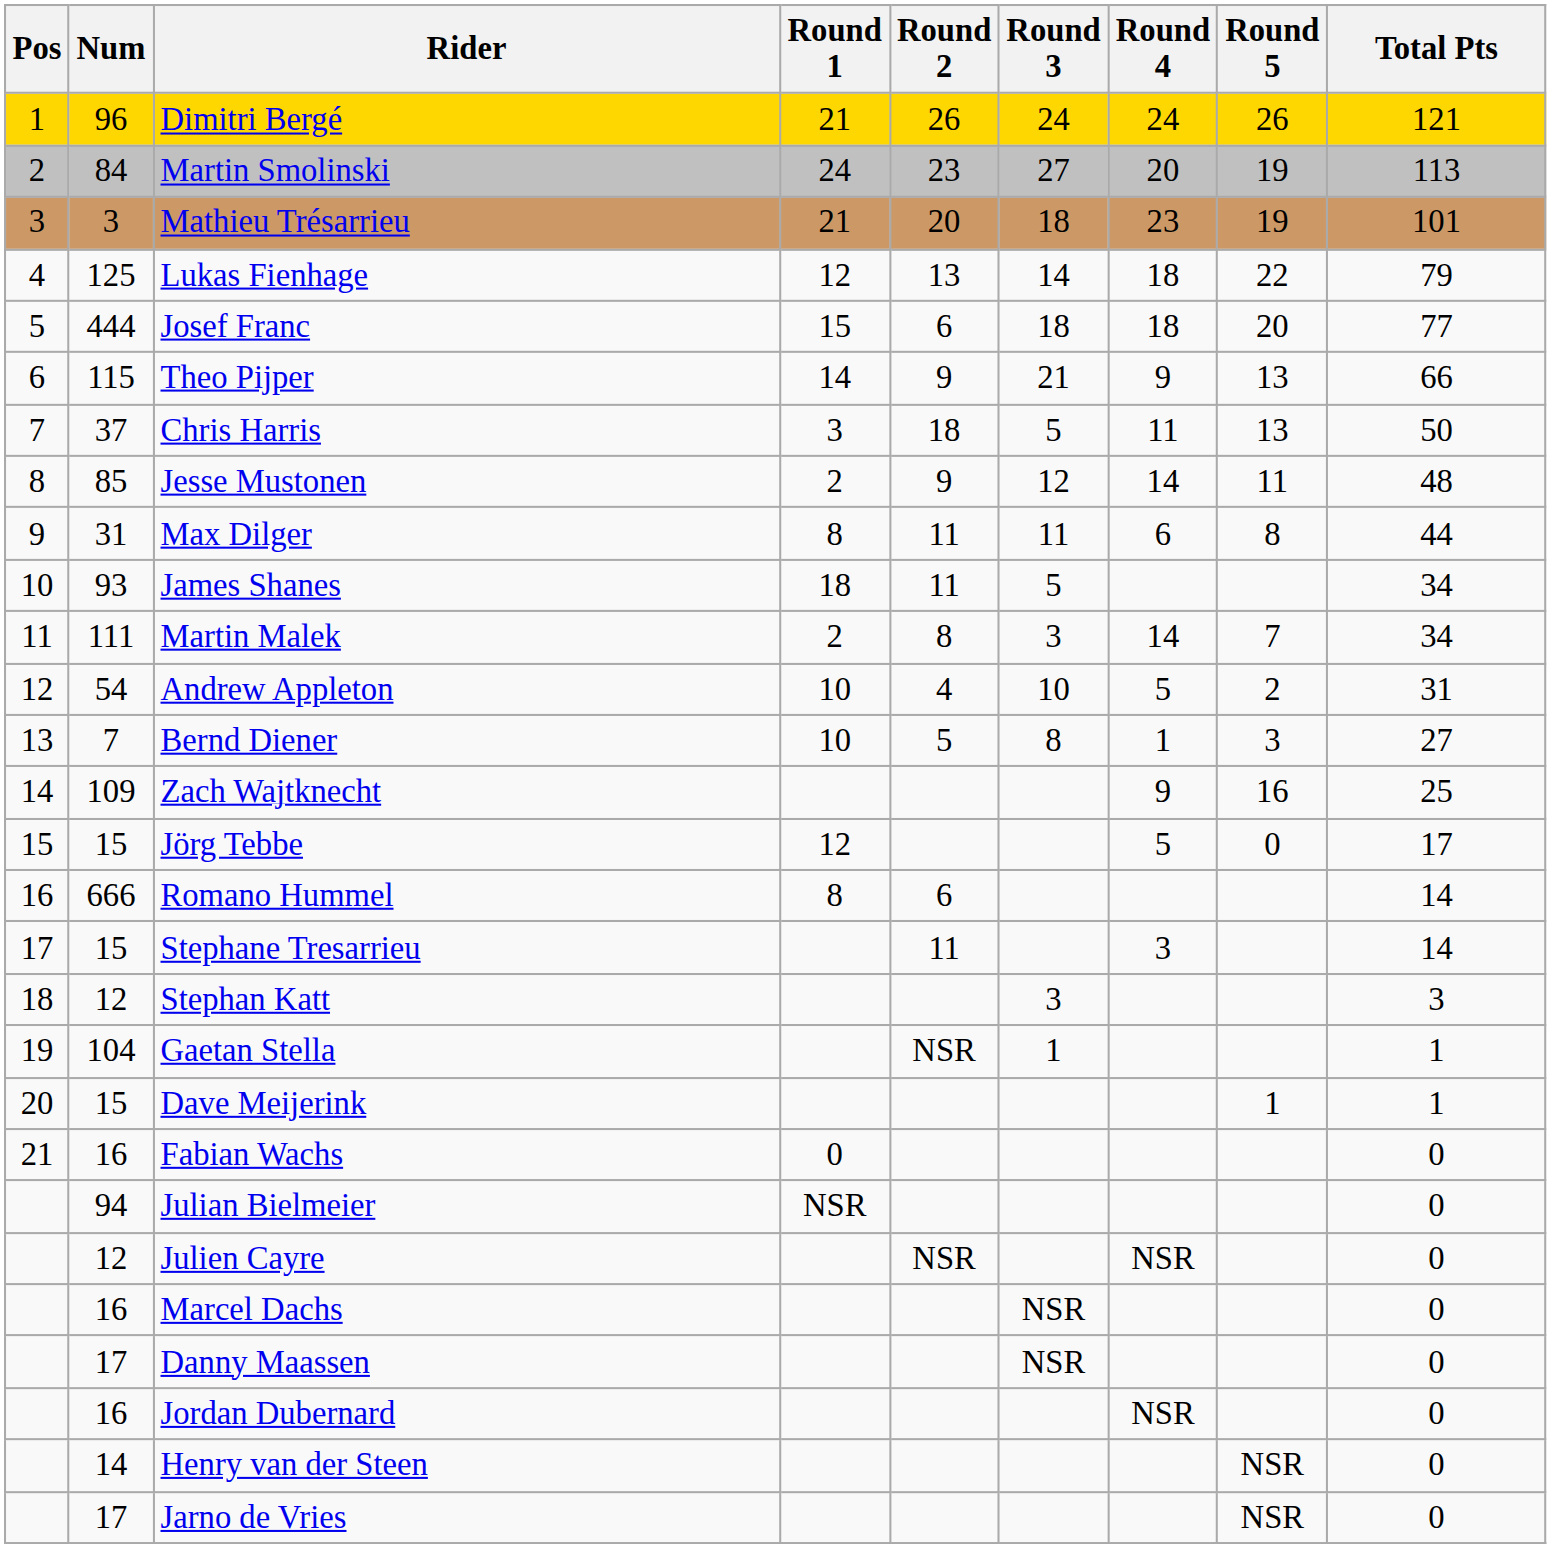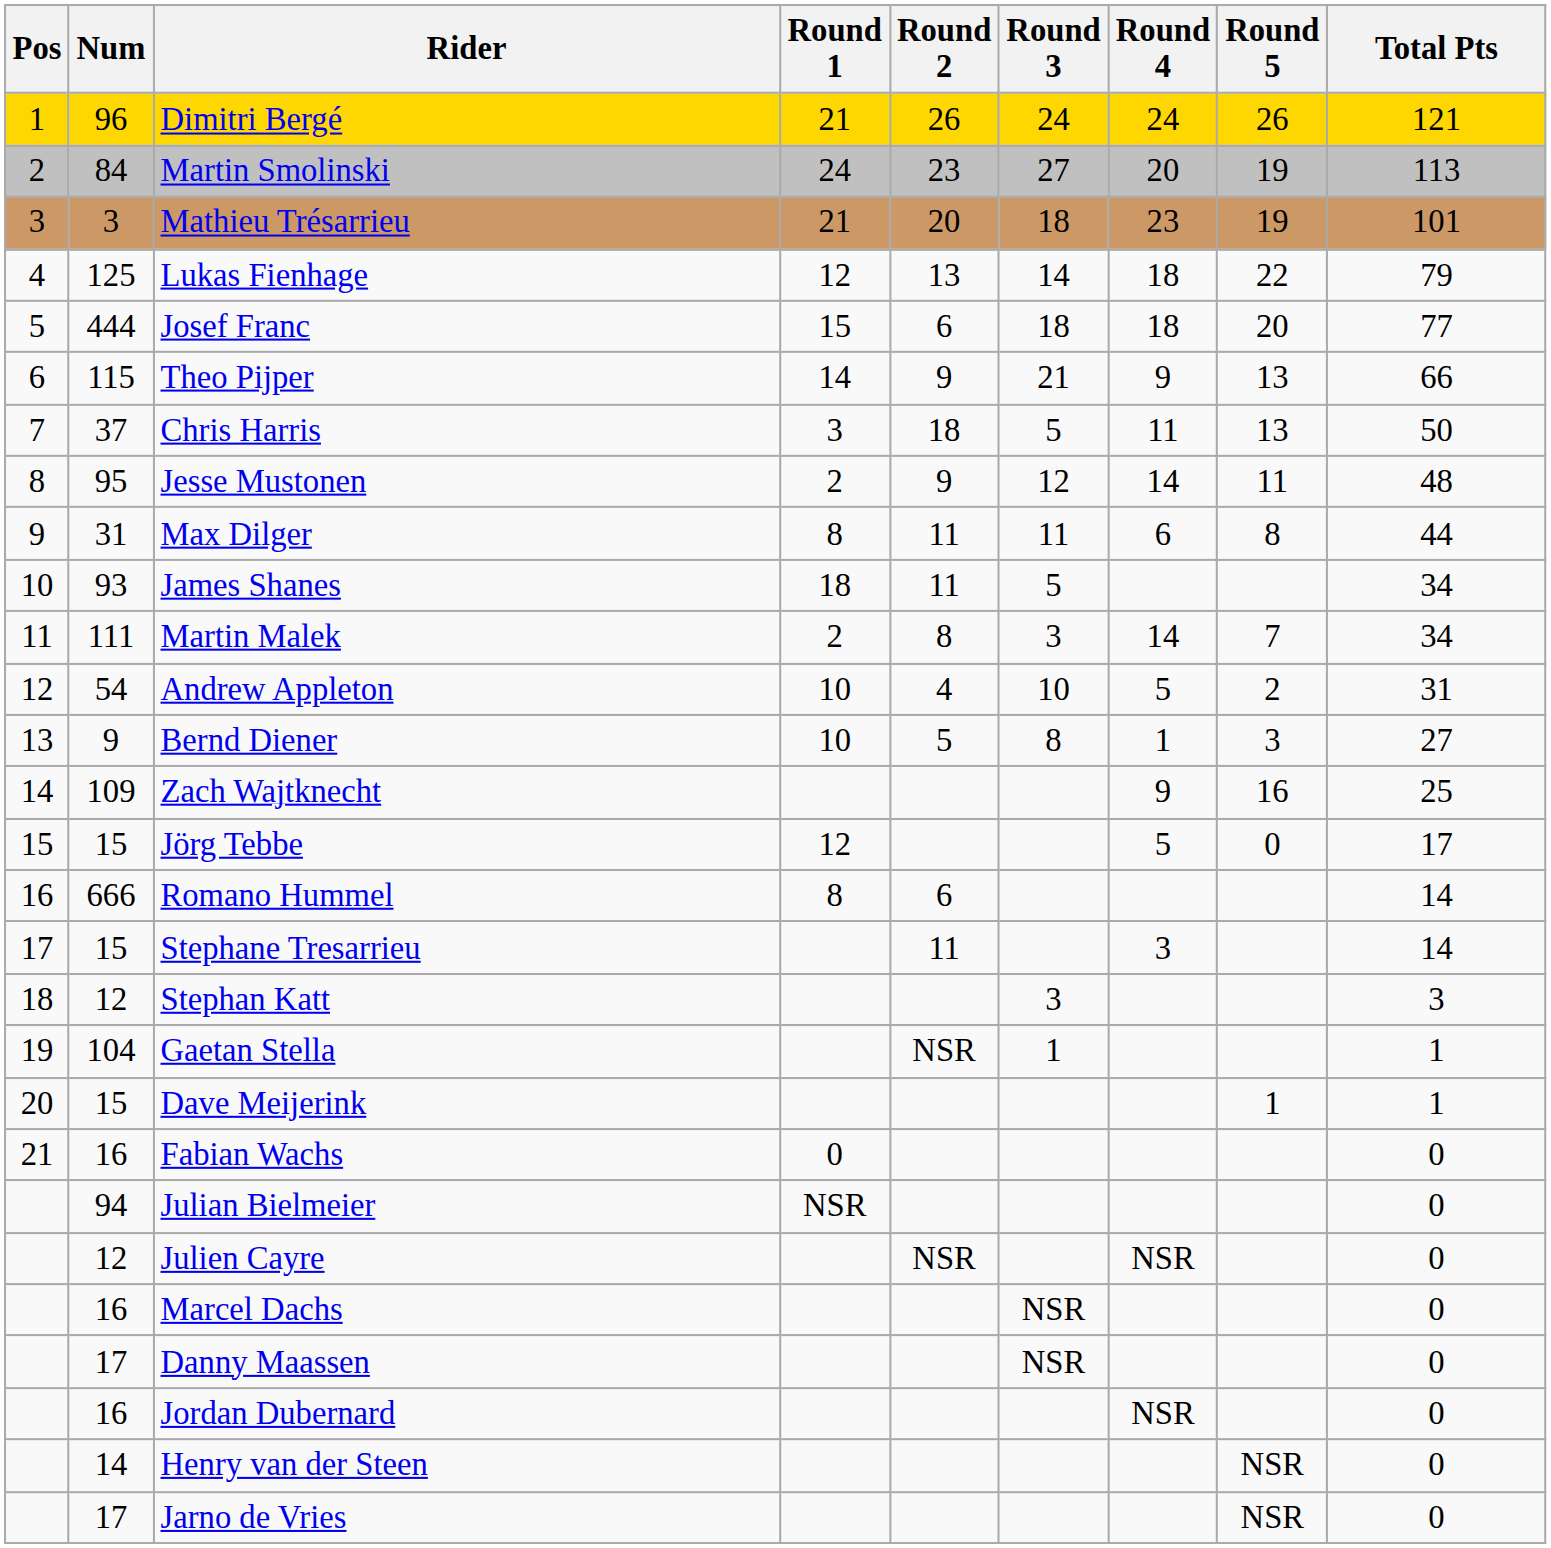(111, 481) 85 -> (111, 481) 95
(111, 740) 7 -> (111, 740) 9
